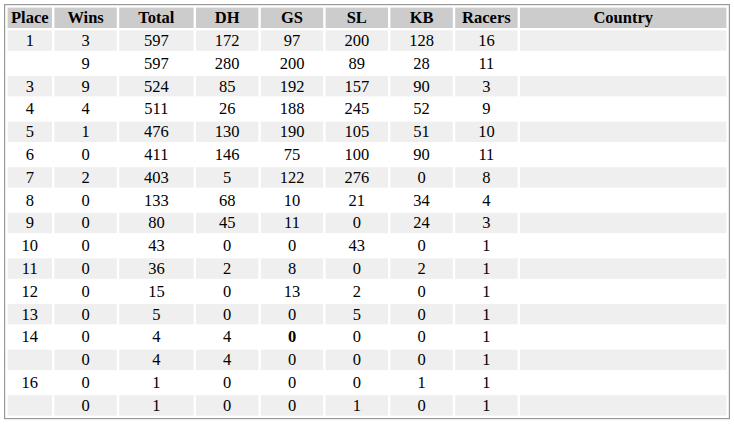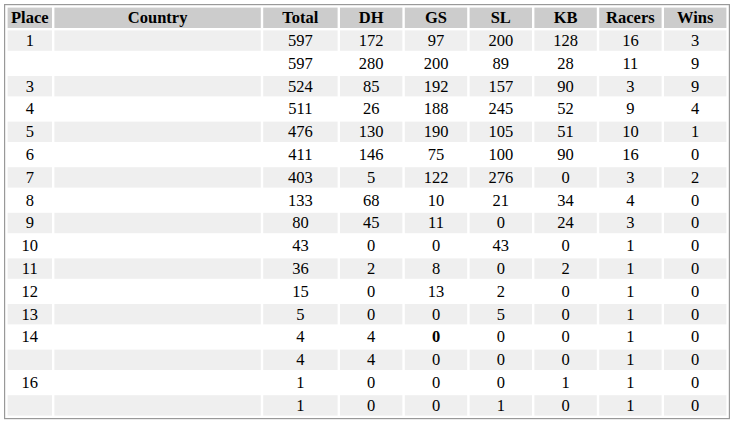columns swapped: (623, 18) <-> (86, 18)
(486, 155) 11 -> (630, 155) 16
(486, 177) 8 -> (630, 177) 3
